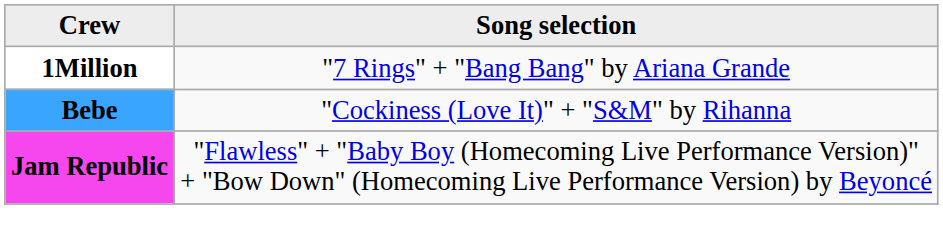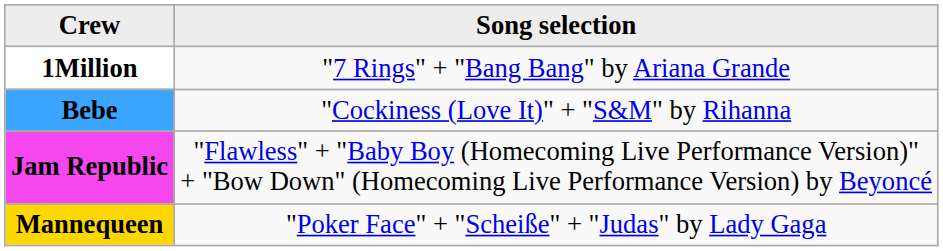+ row: (90, 223)
